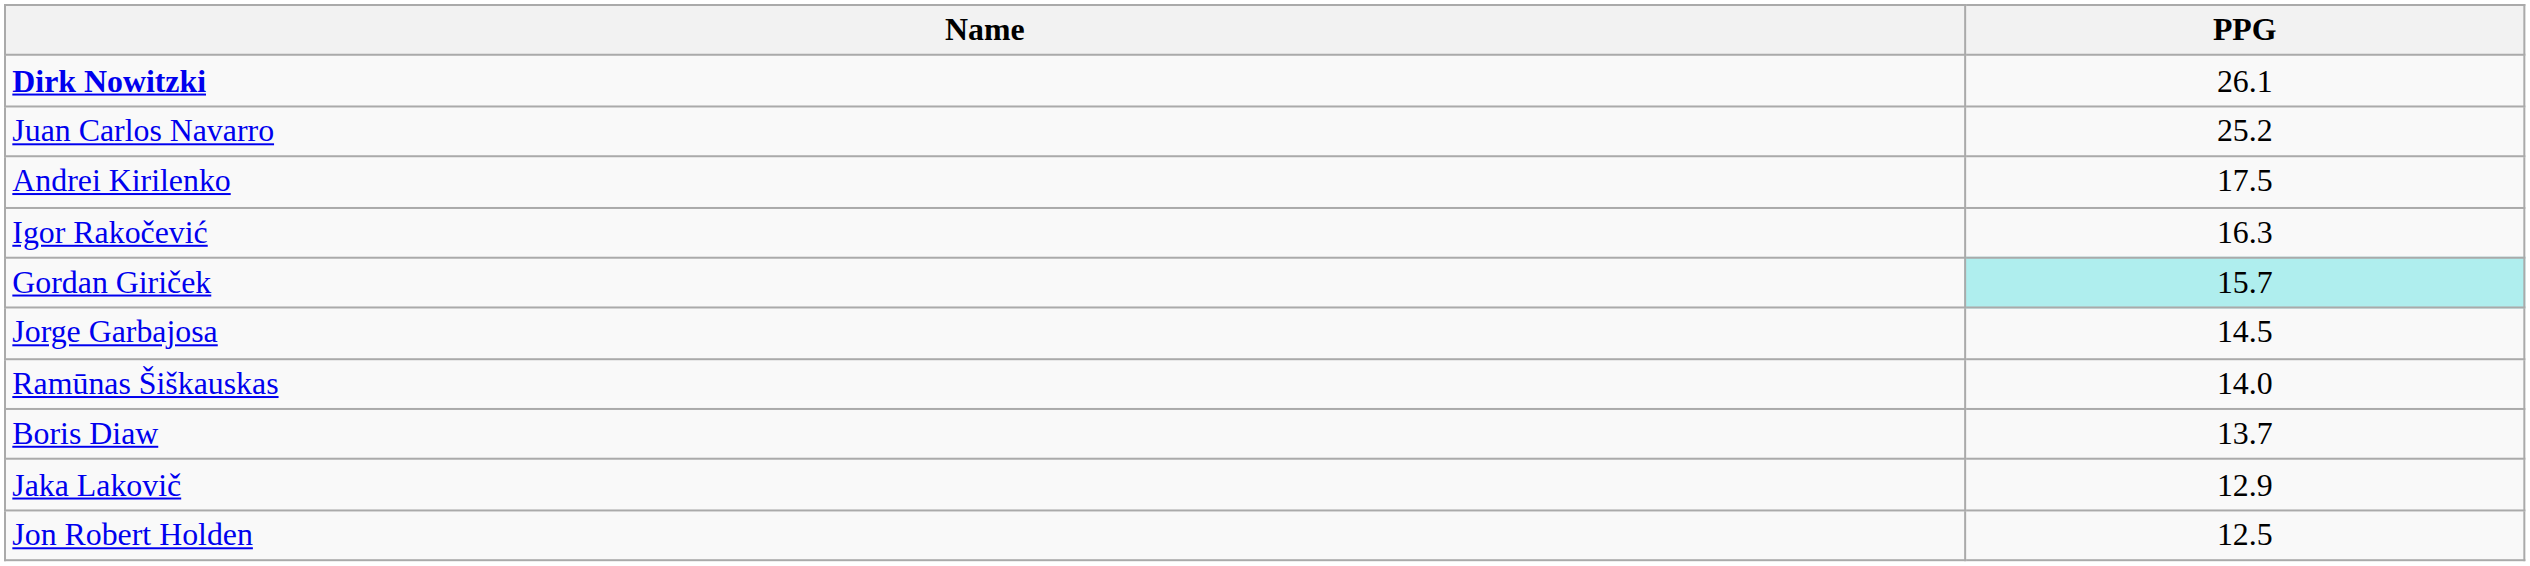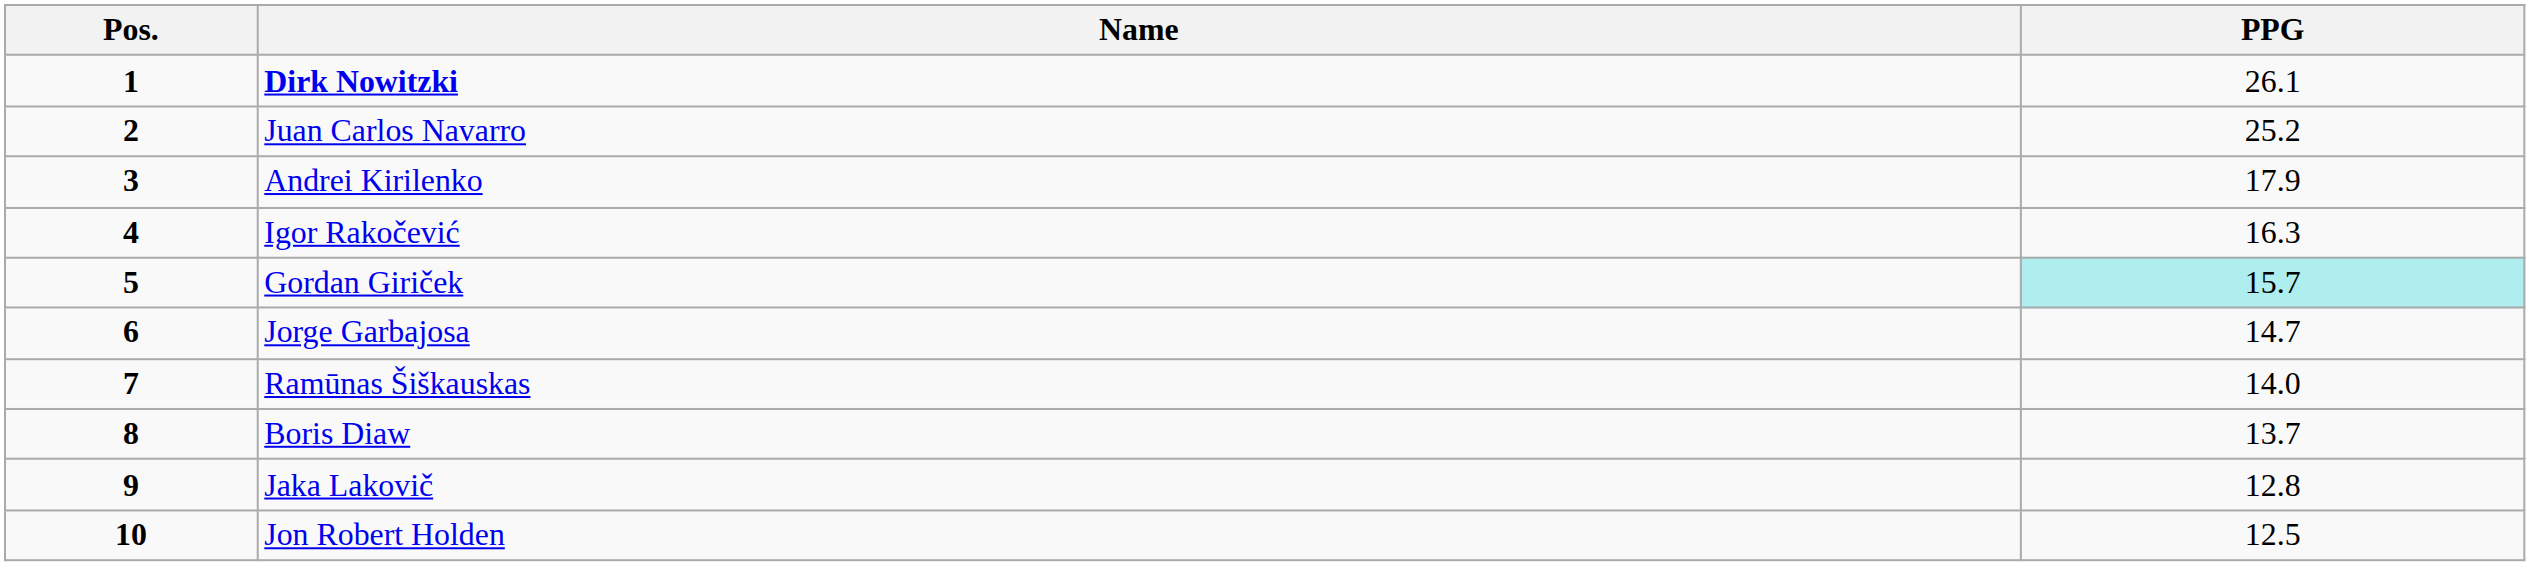+ column: (131, 29)
(2245, 181) 17.5 -> (2273, 181) 17.9
(2245, 332) 14.5 -> (2273, 332) 14.7
(2245, 484) 12.9 -> (2273, 484) 12.8
